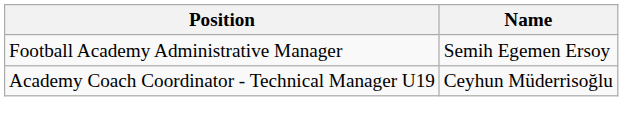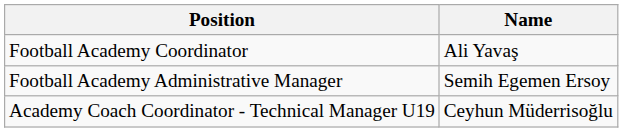+ row: (128, 50)
